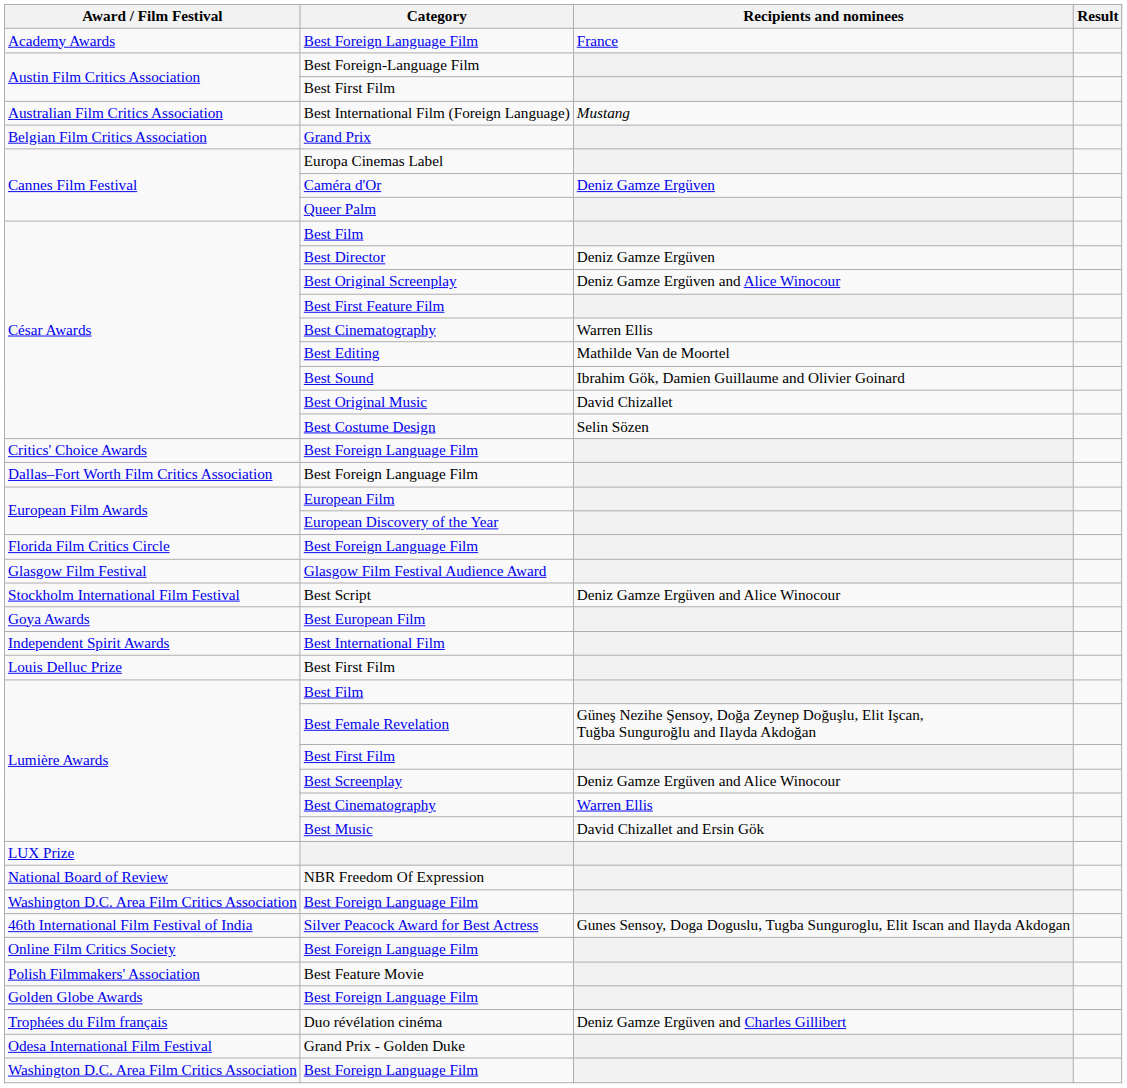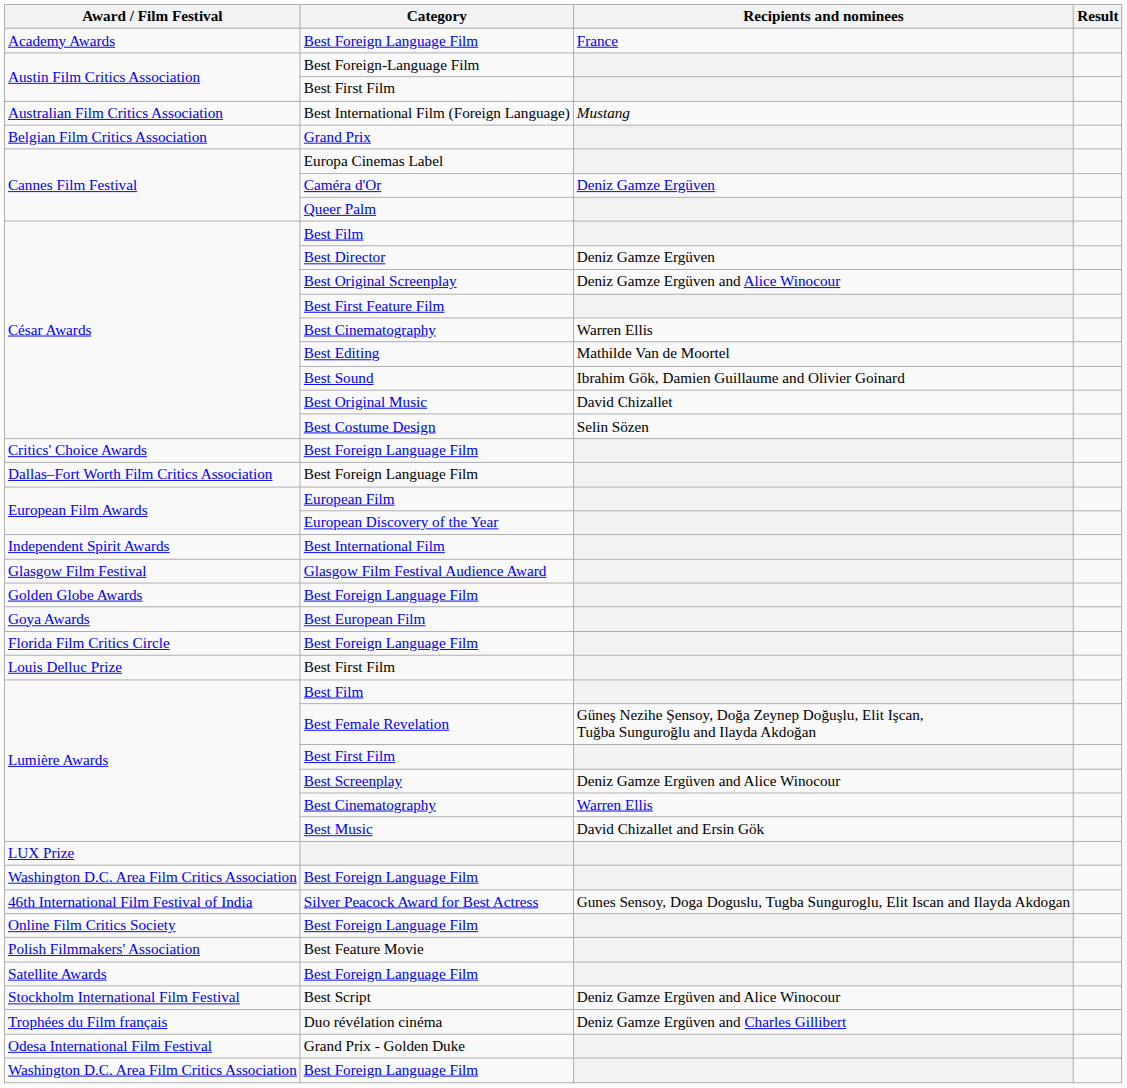rows swapped: (89, 546) <-> (89, 643)
rows swapped: (75, 997) <-> (124, 595)
- row: (88, 877)
+ row: (57, 973)
